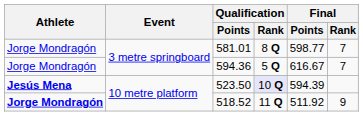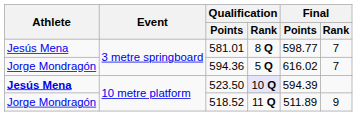(52, 49) Jorge Mondragón -> (38, 49) Jesús Mena
(307, 67) 616.67 -> (300, 67) 616.02
(55, 103) bold -> (52, 103) normal
(307, 103) 511.92 -> (300, 103) 511.89
